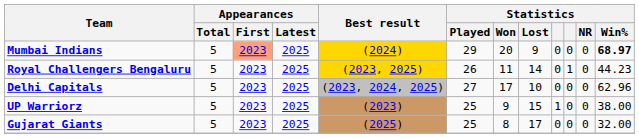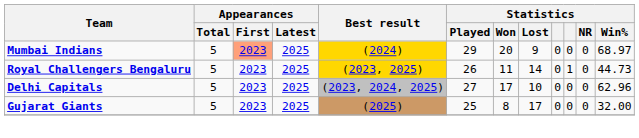(615, 51) bold -> (615, 51) normal
(615, 69) 44.23 -> (615, 69) 44.73
- row: (45, 106)
